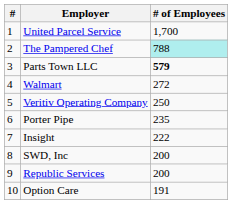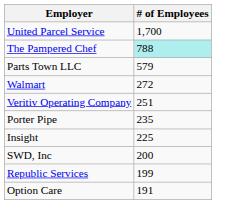- column: (13, 13)
(161, 66) bold -> (145, 66) normal
(161, 102) 250 -> (145, 102) 251
(161, 137) 222 -> (145, 137) 225
(161, 173) 200 -> (145, 173) 199
